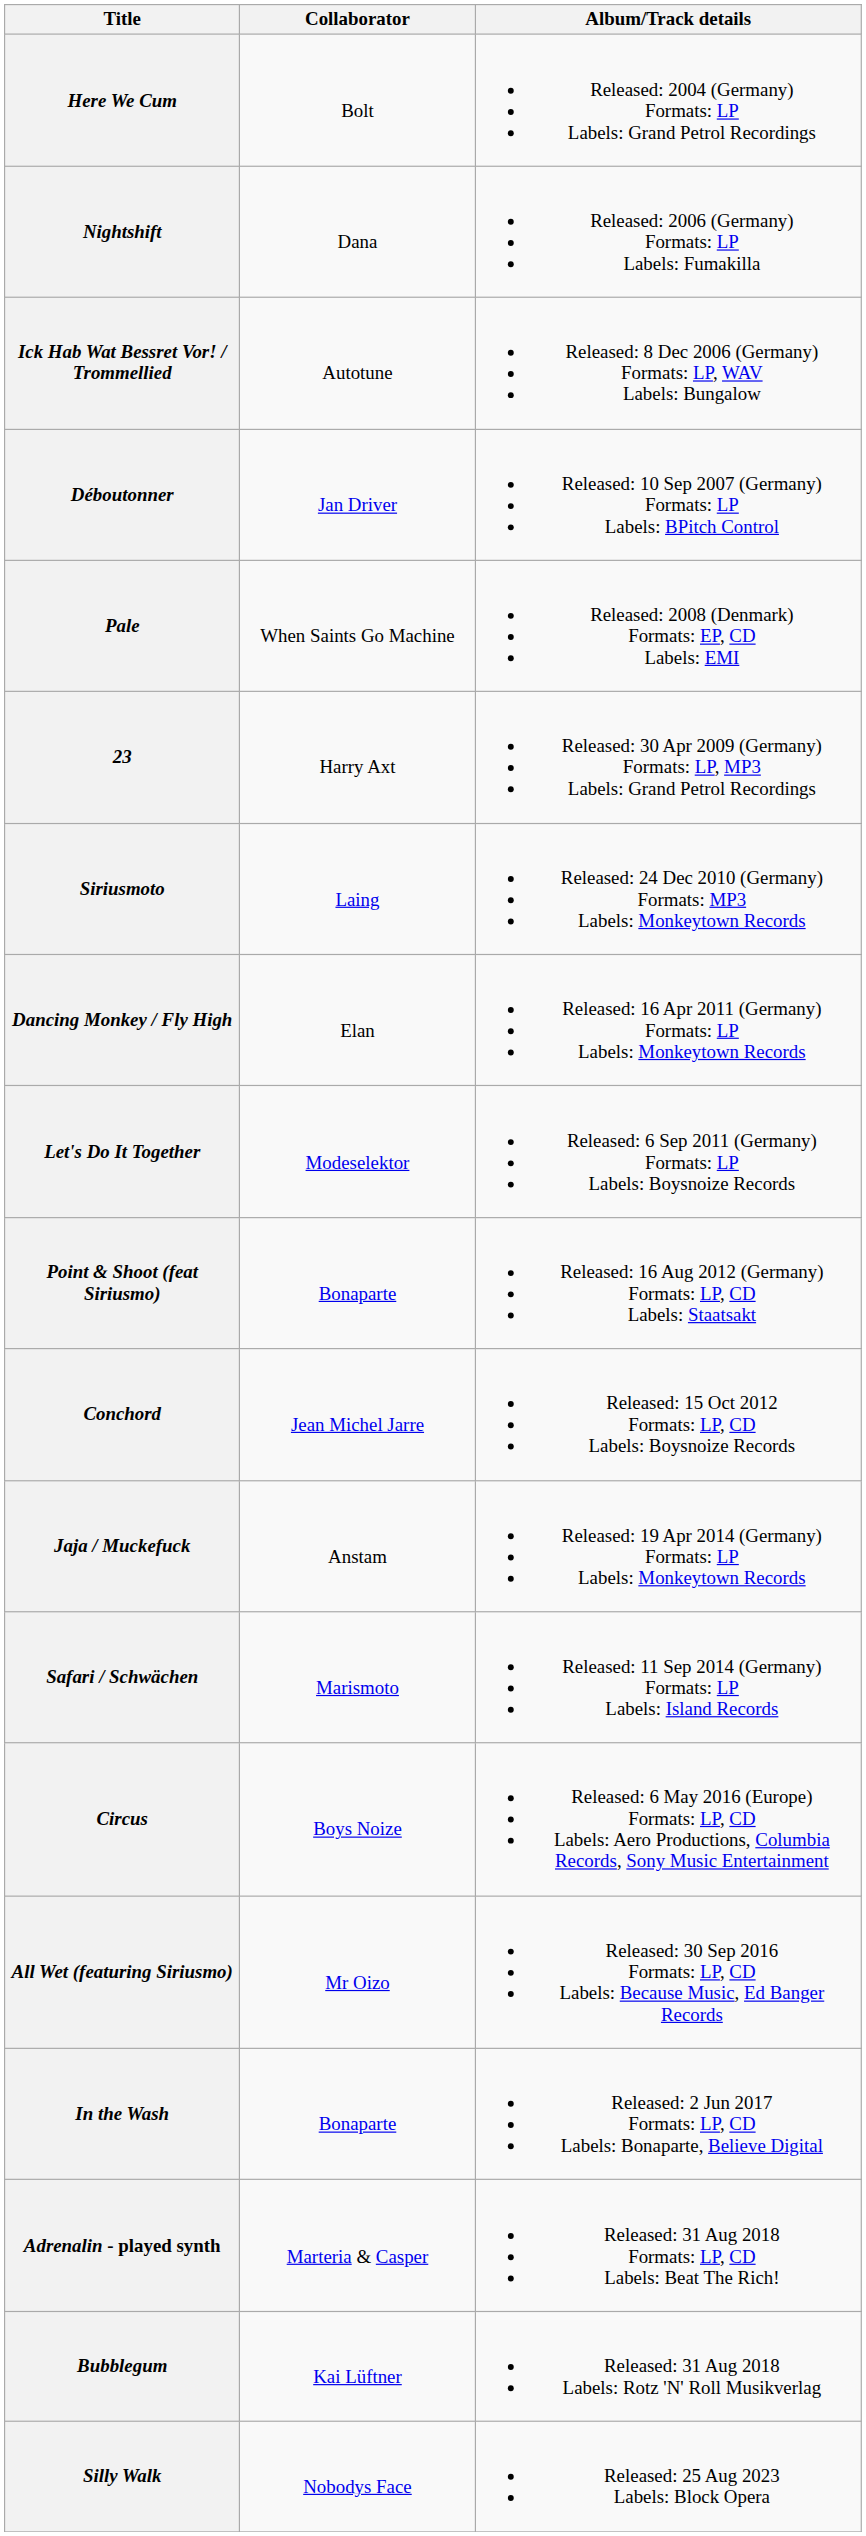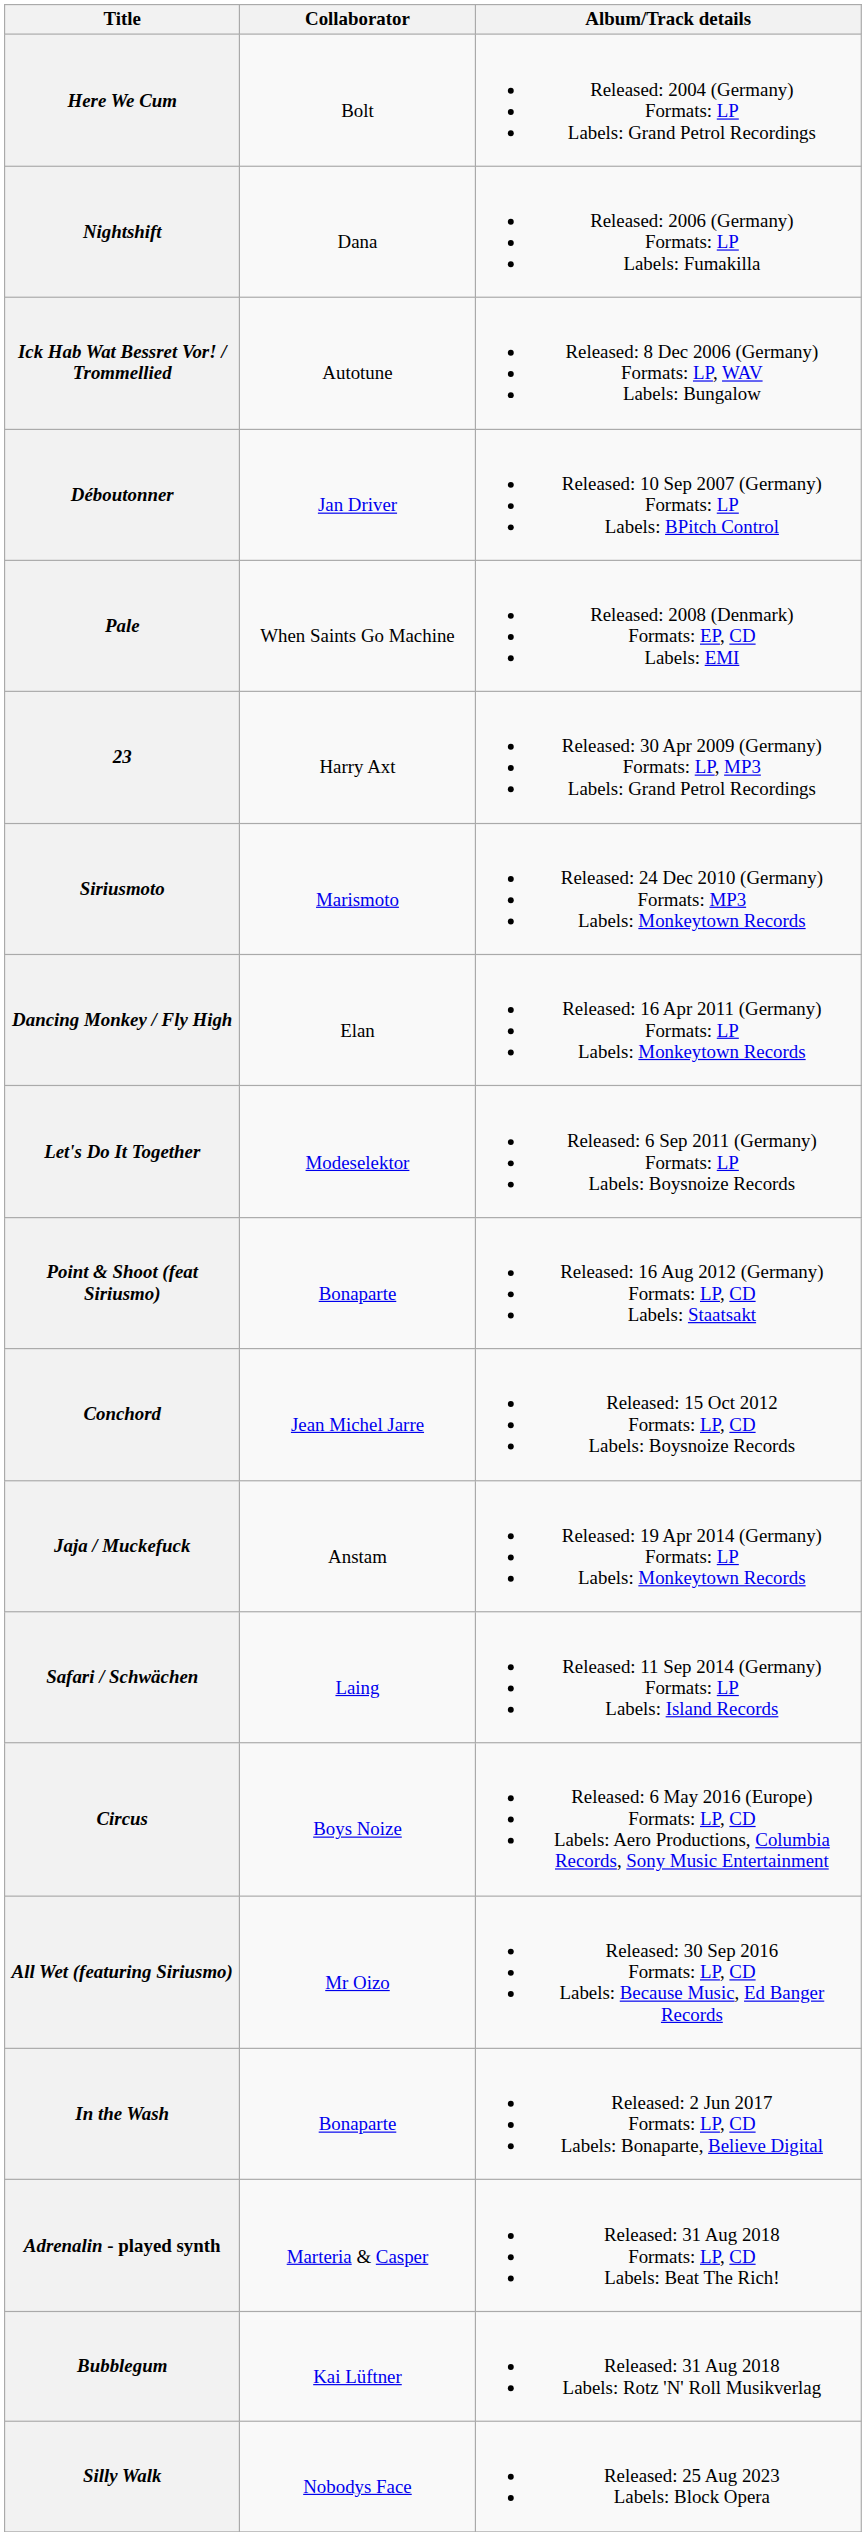(357, 899) Laing -> (357, 899) Marismoto
(357, 1687) Marismoto -> (357, 1687) Laing
